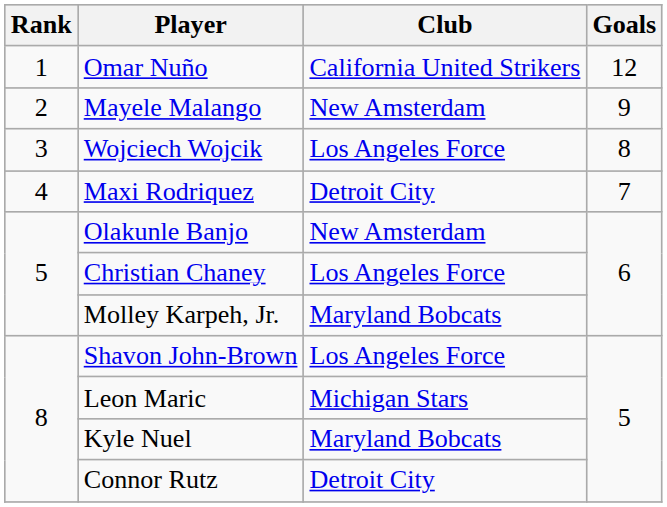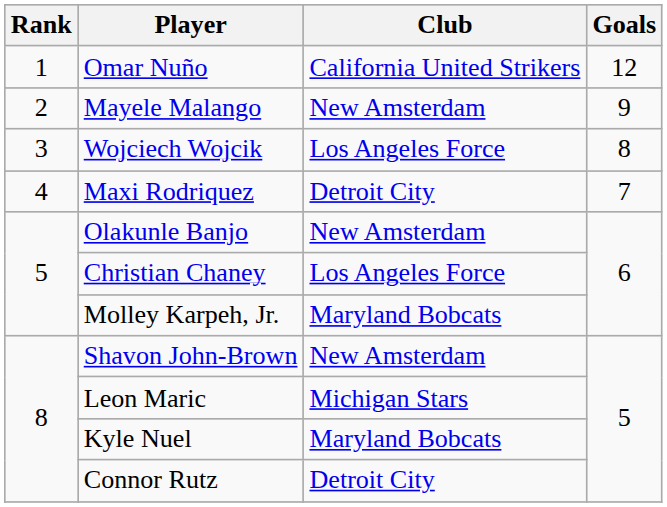(407, 356) Los Angeles Force -> (397, 356) New Amsterdam
